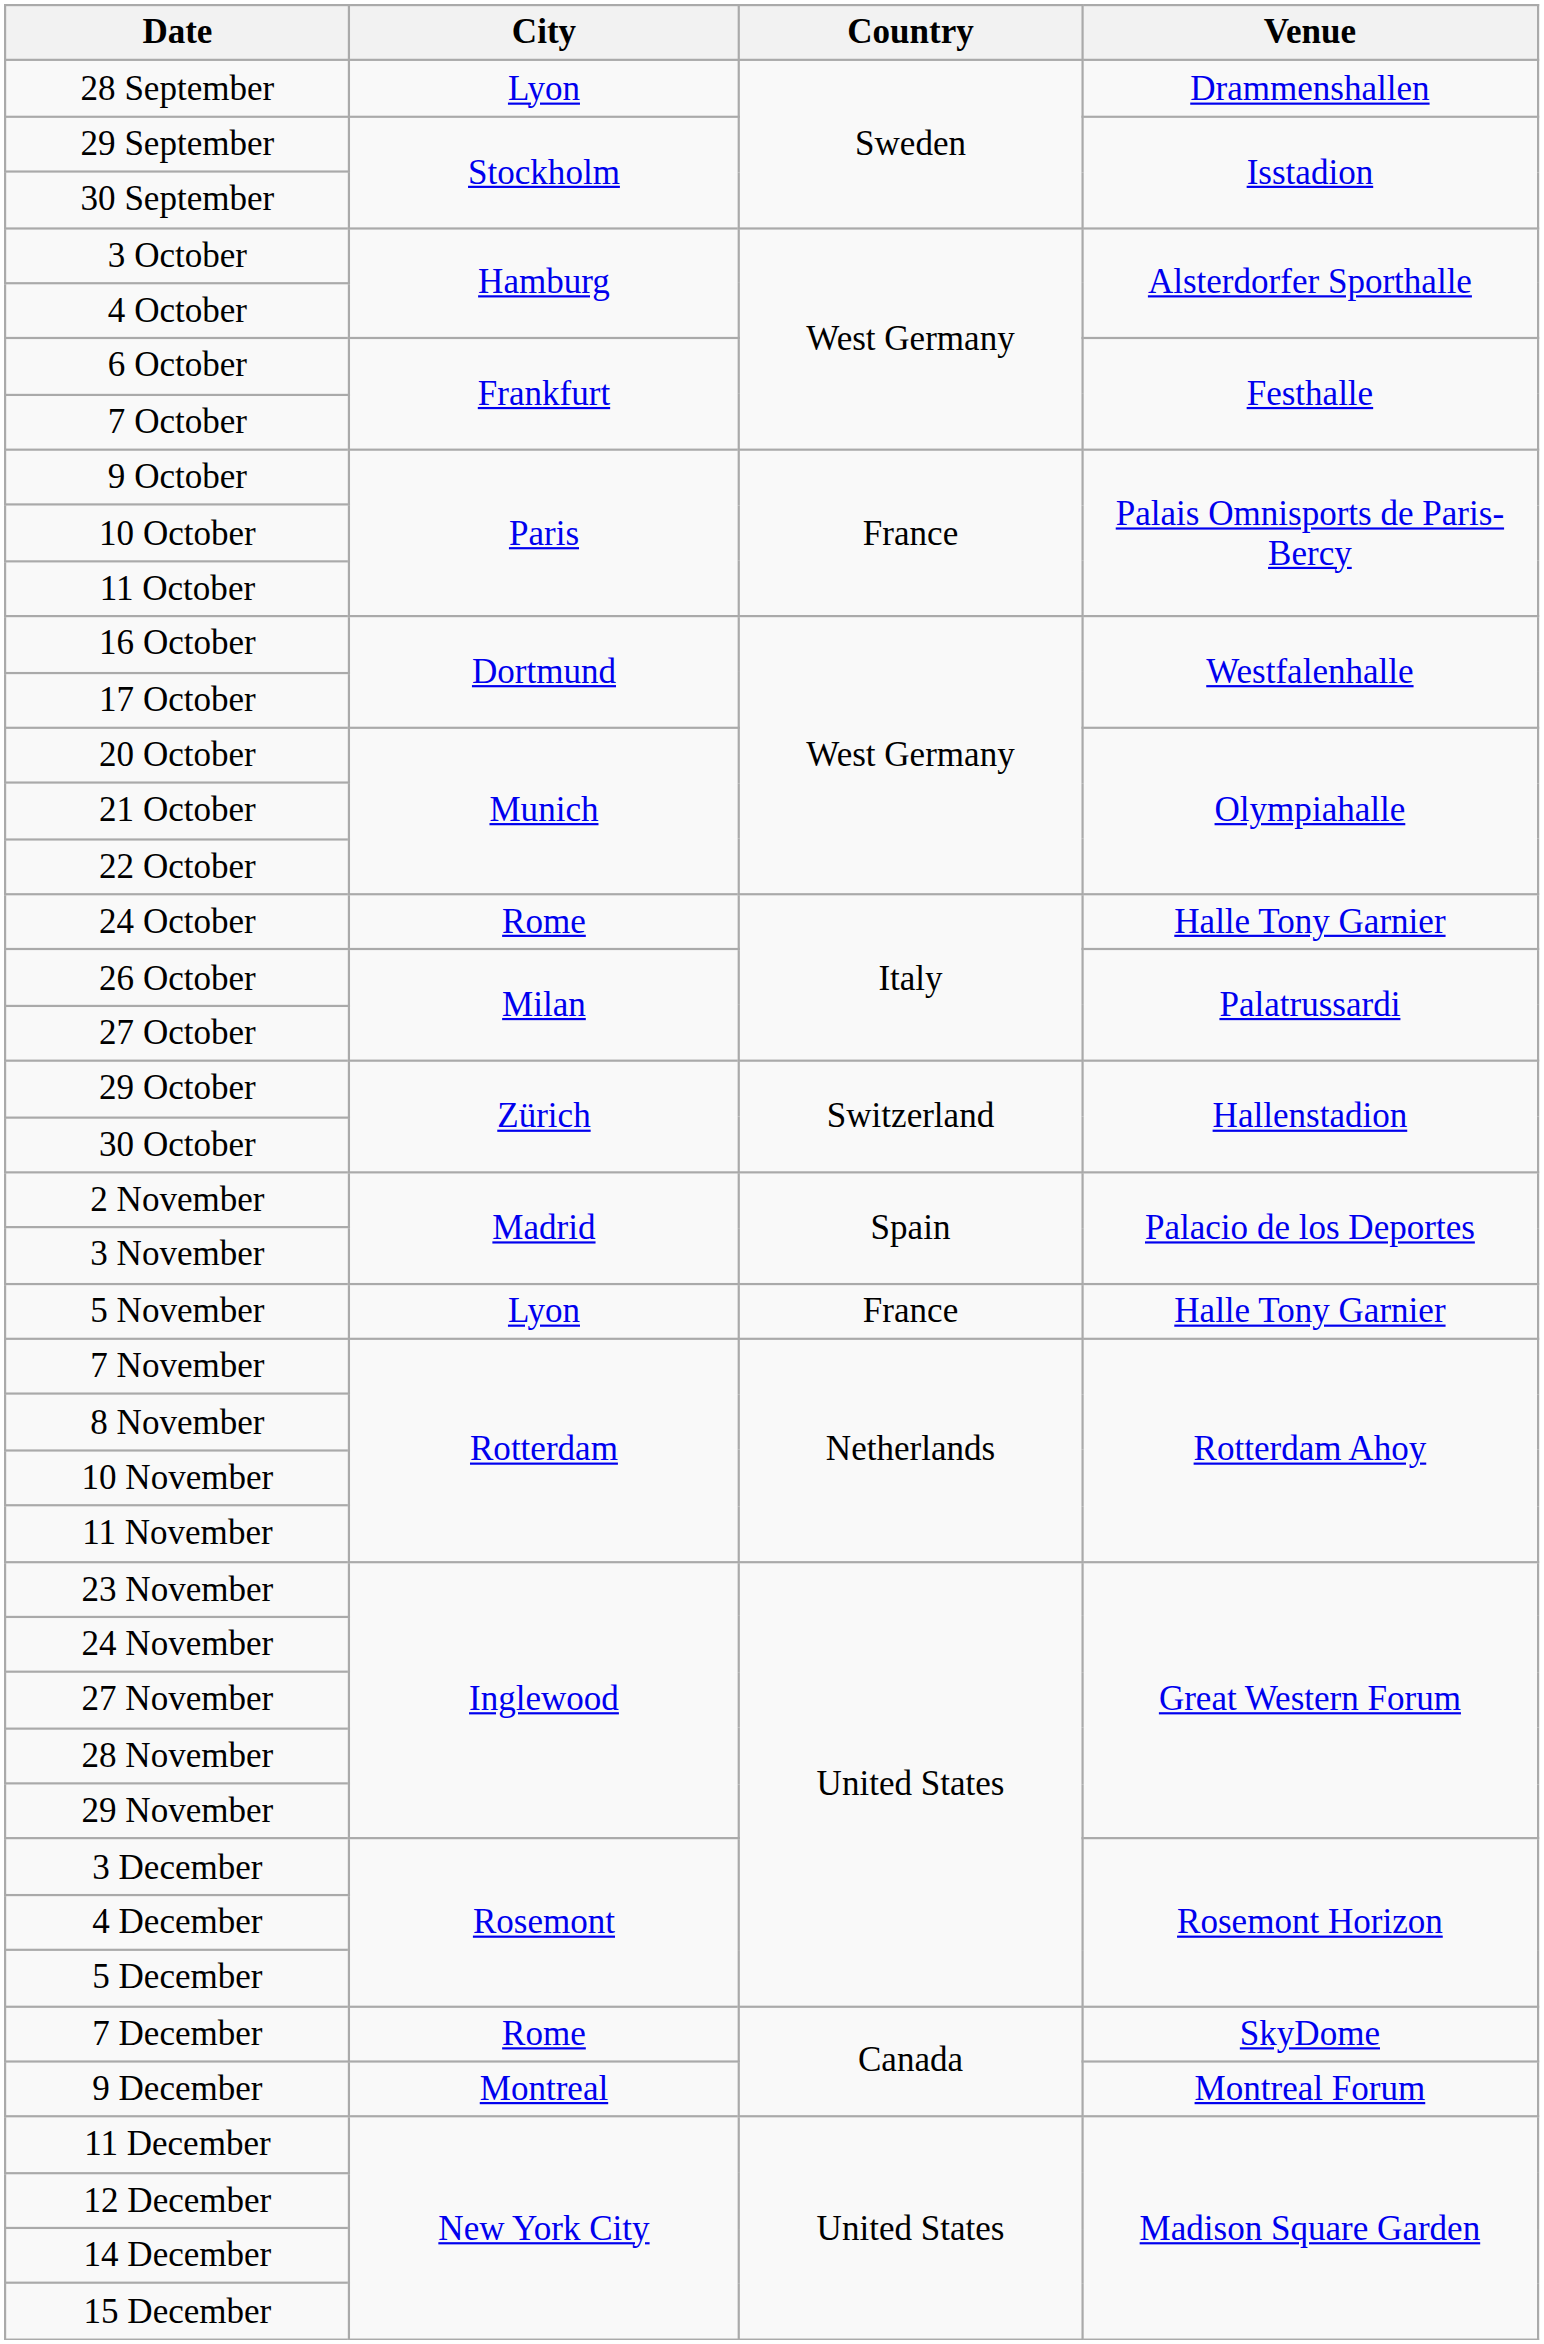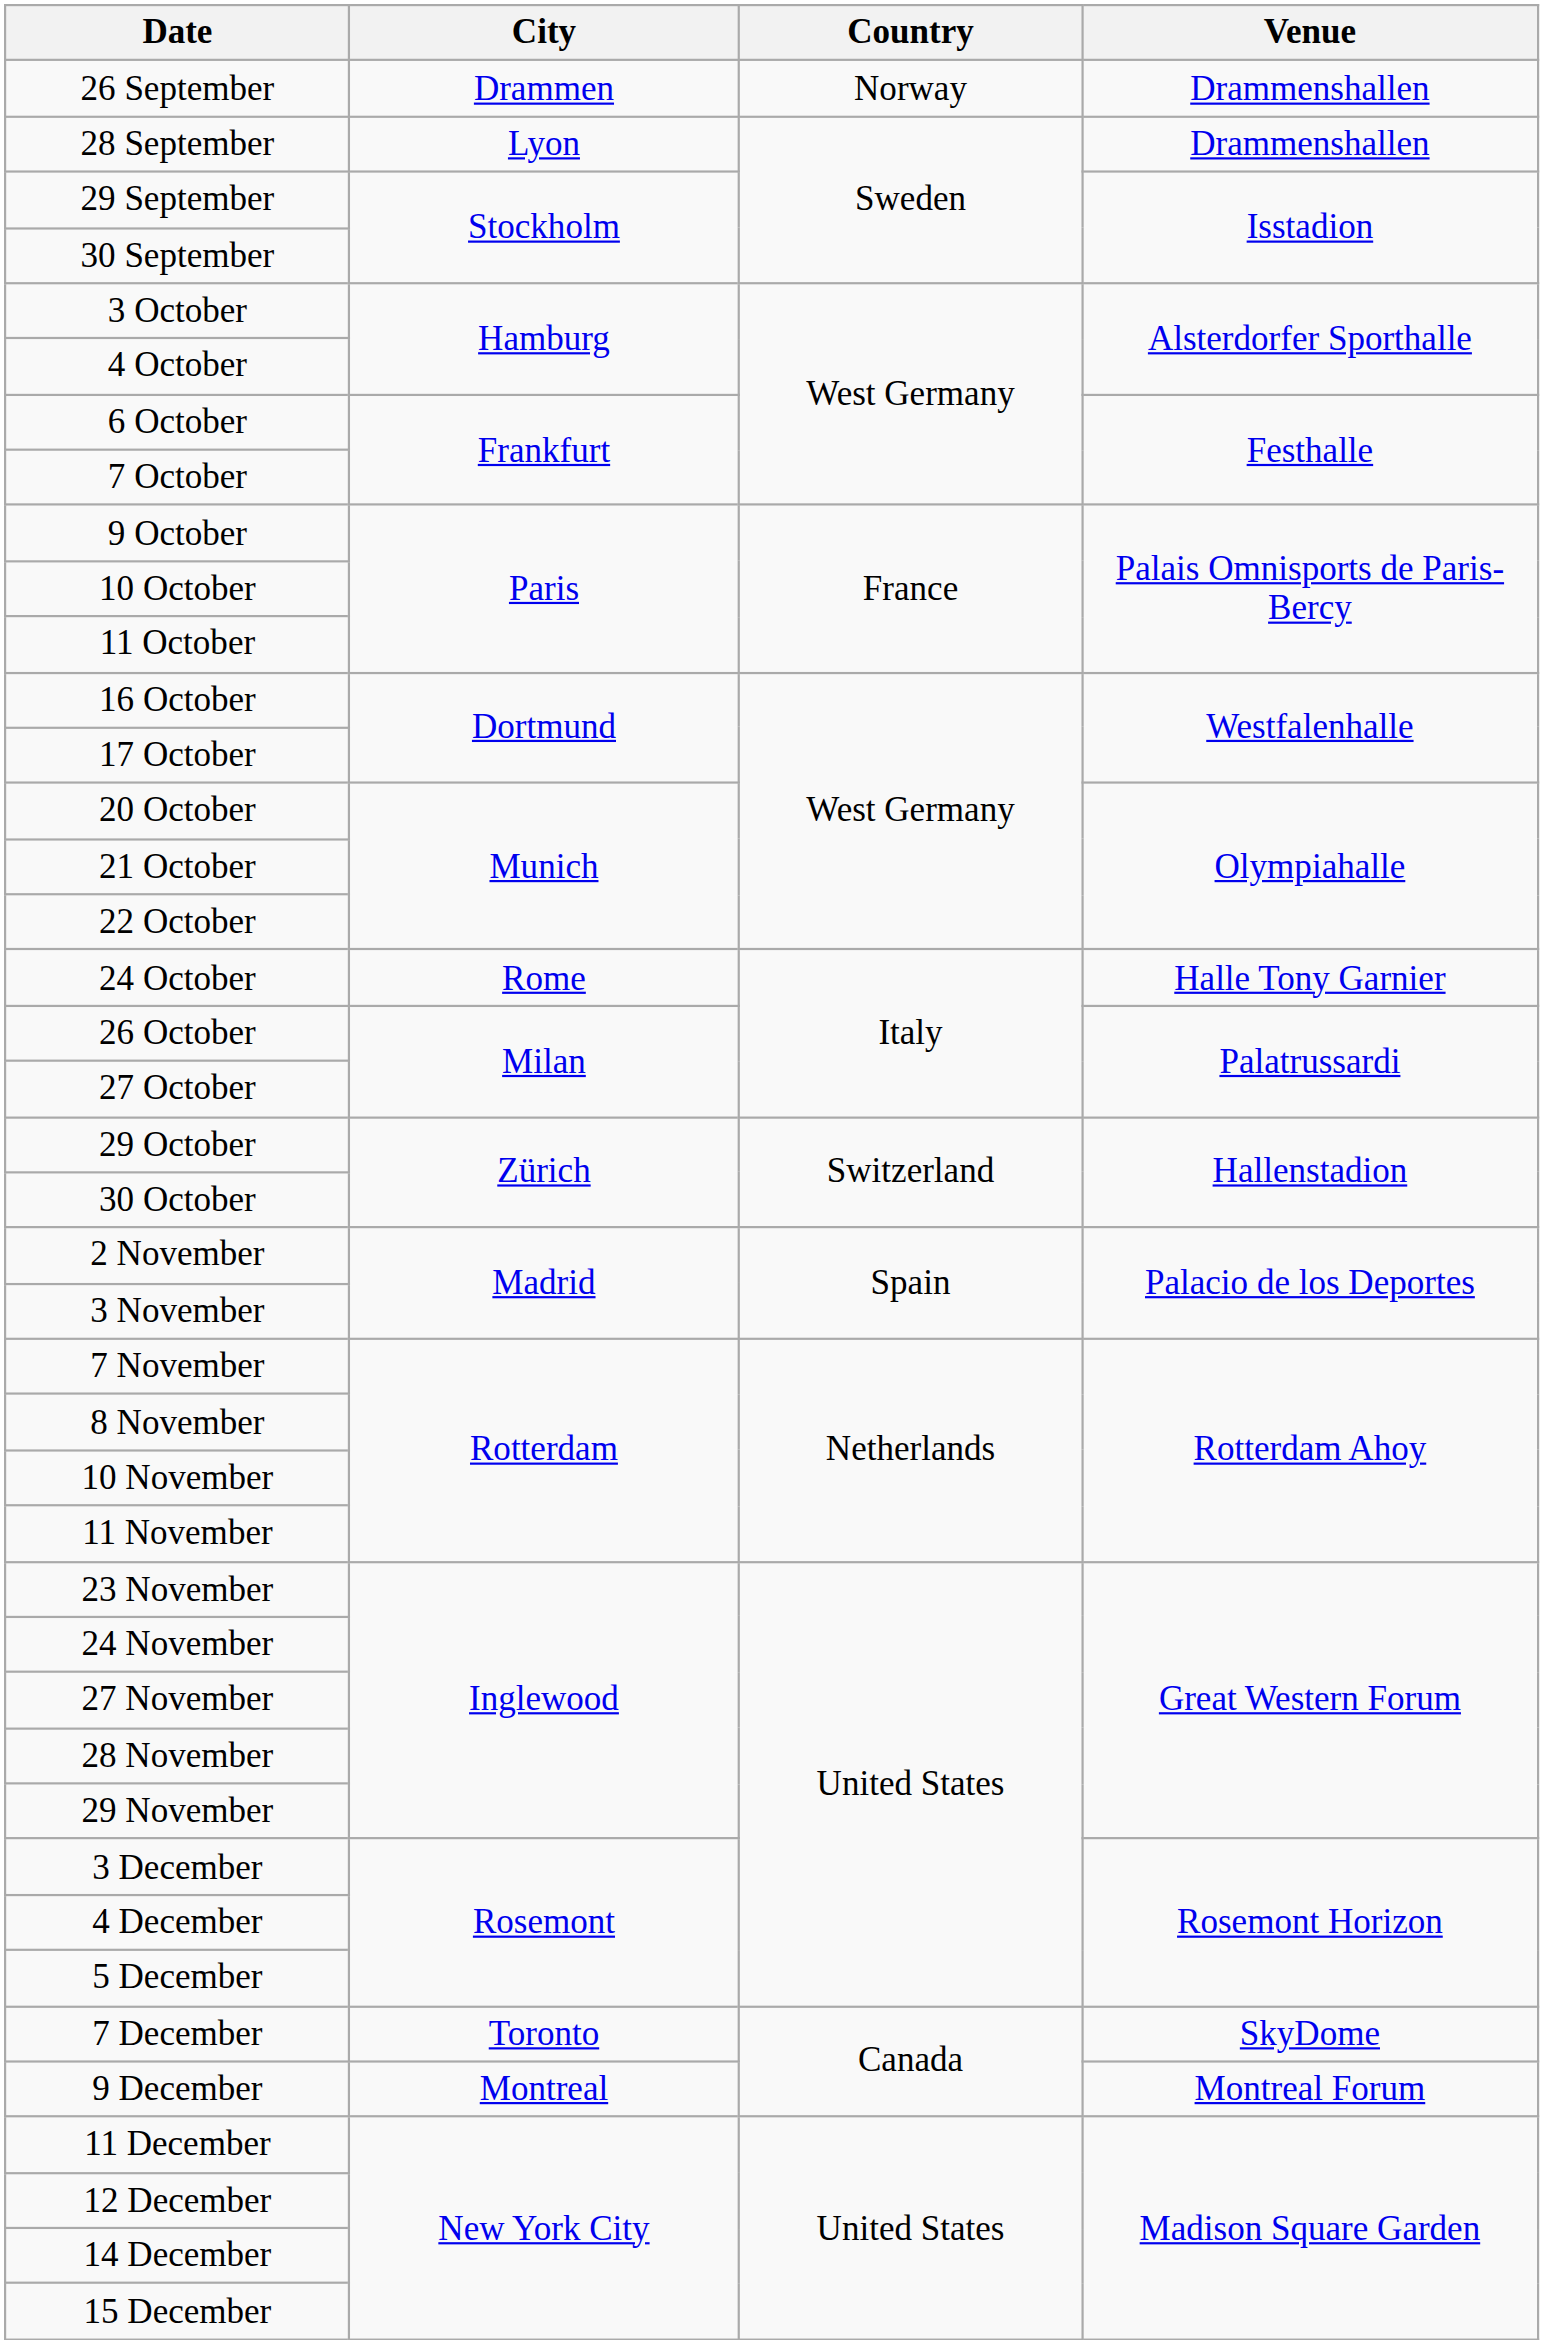+ row: (177, 87)
- row: (177, 1310)
(544, 2032) Rome -> (544, 2032) Toronto
